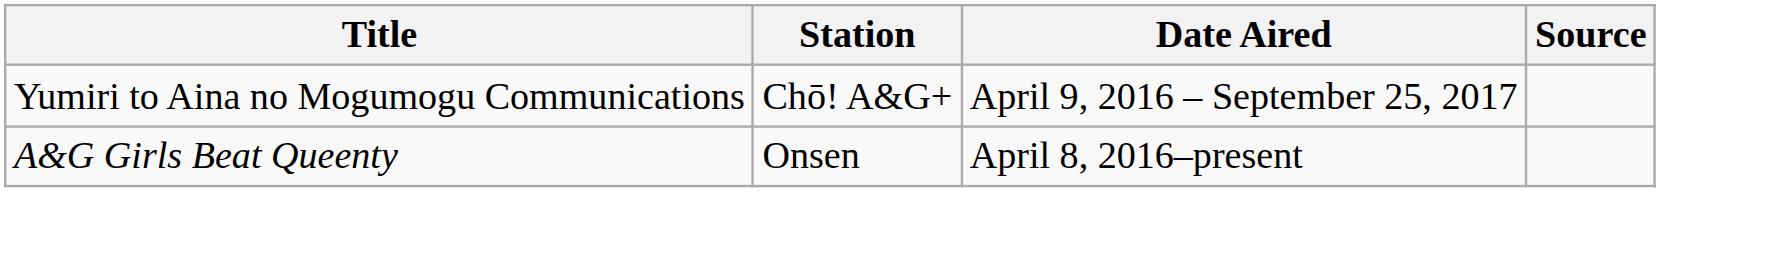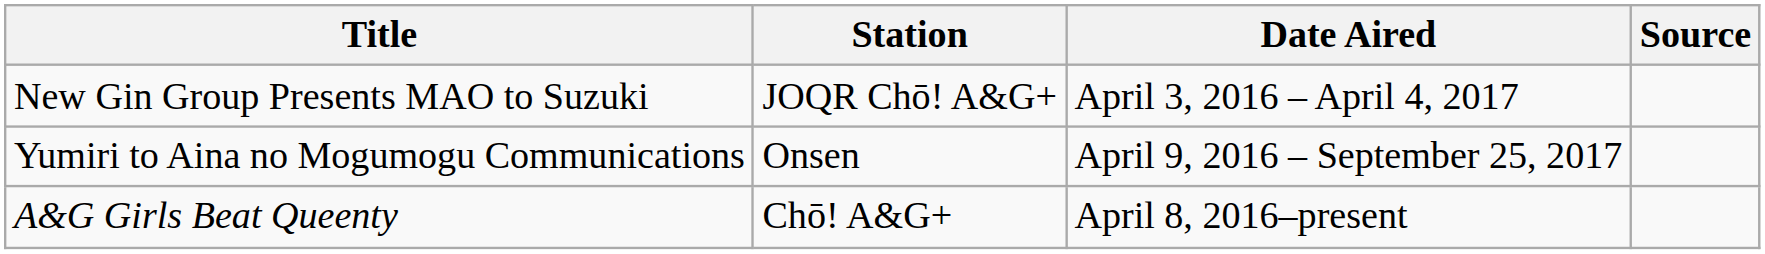+ row: (331, 95)
(857, 95) Chō! A&G+ -> (811, 155) Onsen
(811, 155) Onsen -> (857, 215) Chō! A&G+
